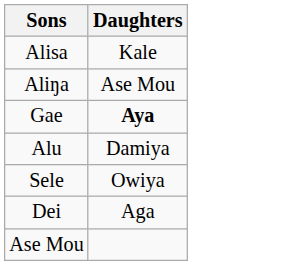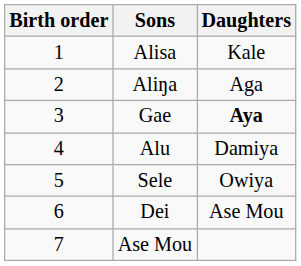+ column: (59, 20)
(138, 84) Ase Mou -> (246, 84) Aga
(138, 212) Aga -> (246, 212) Ase Mou
